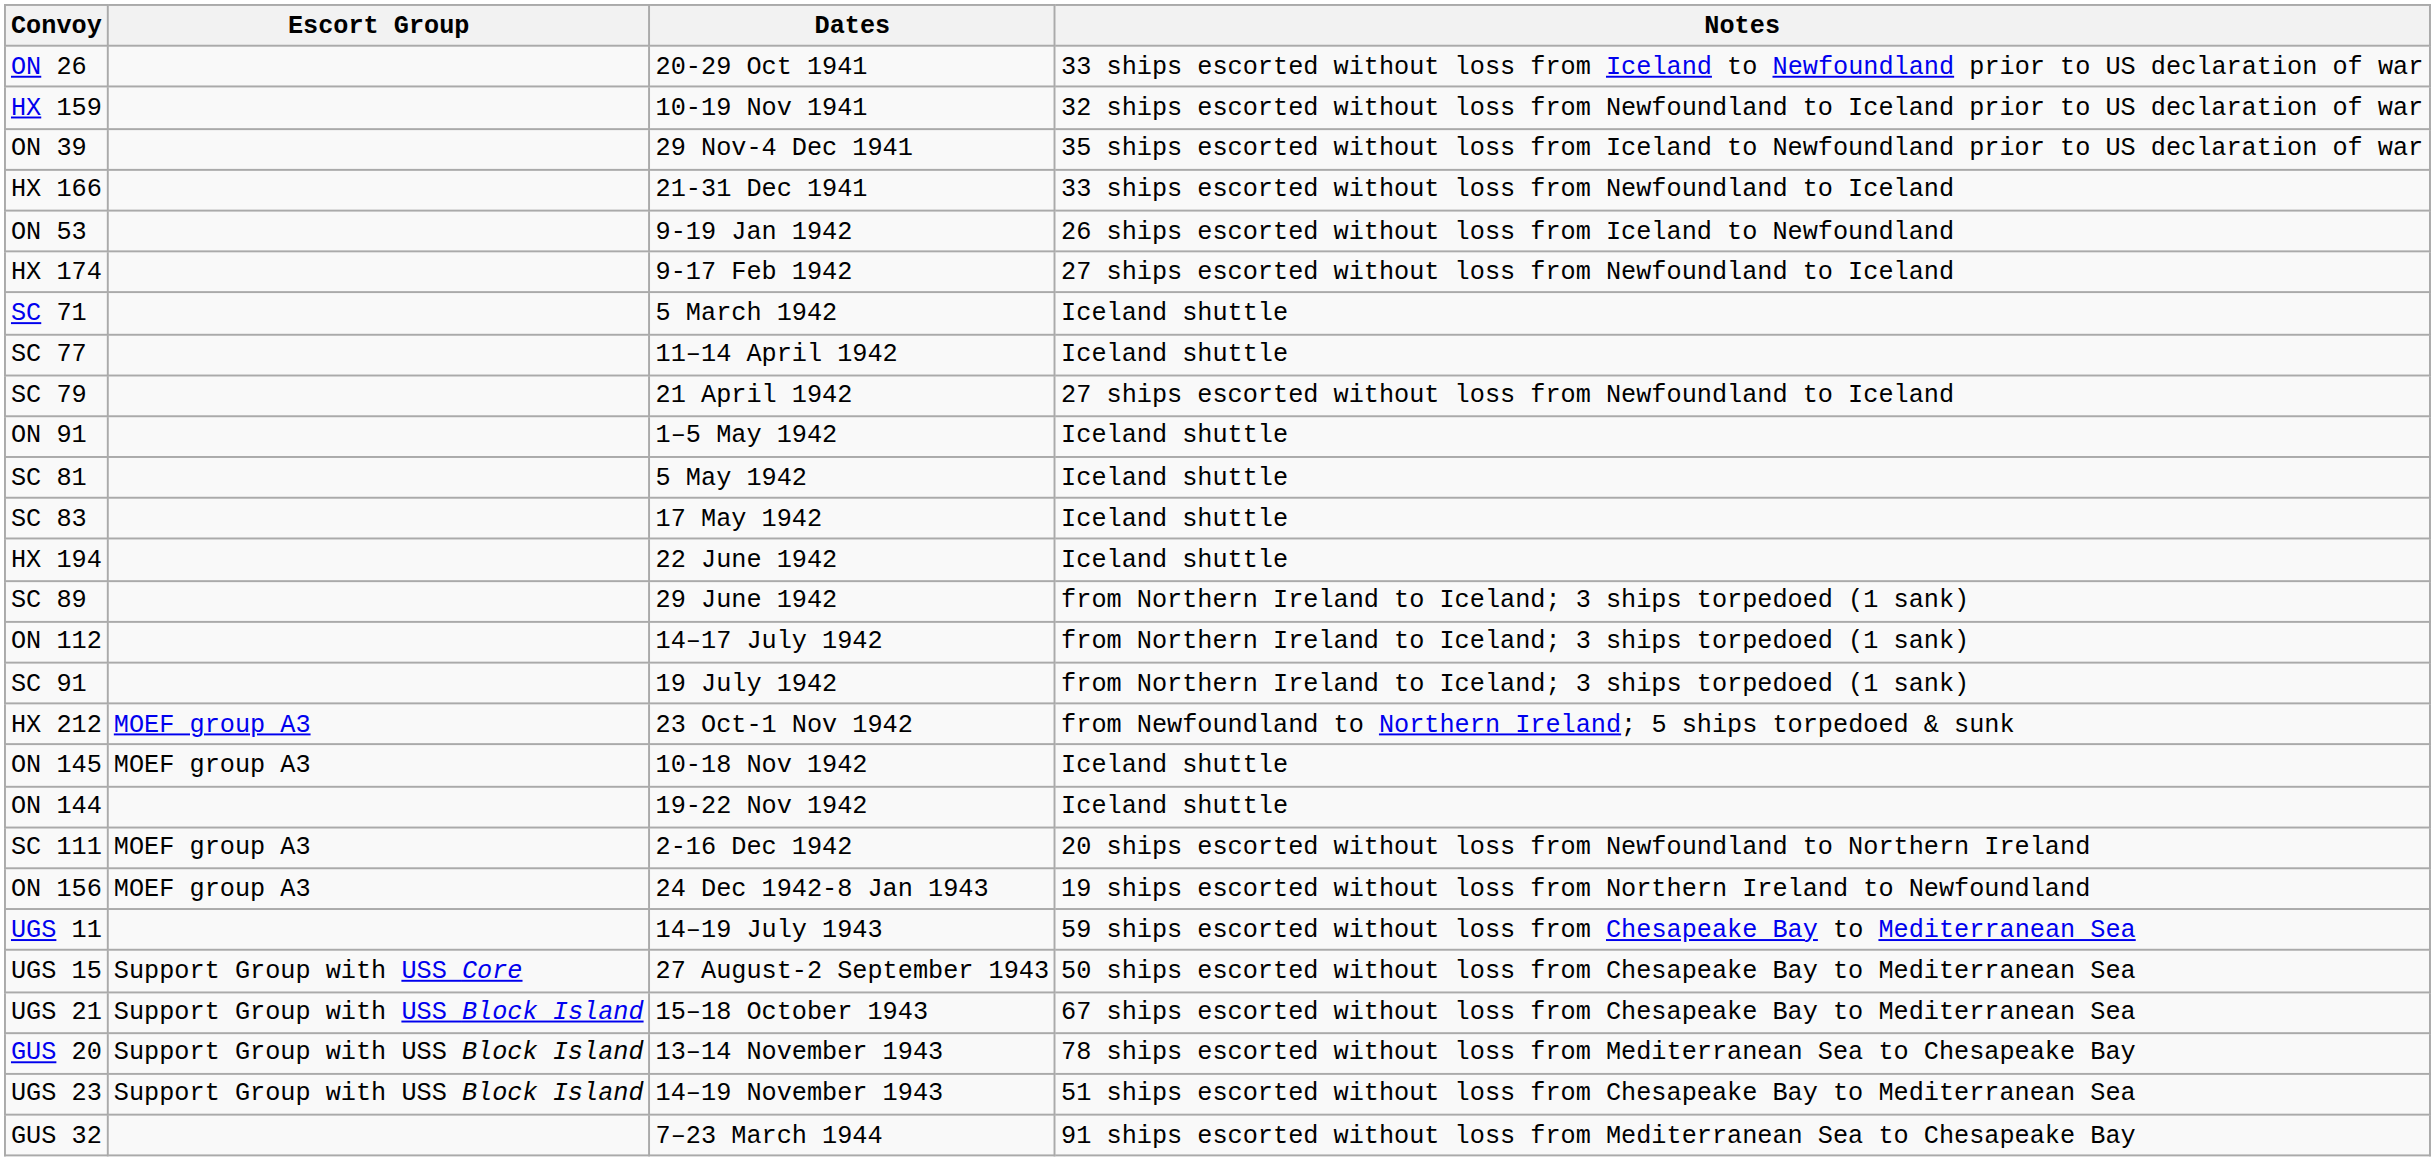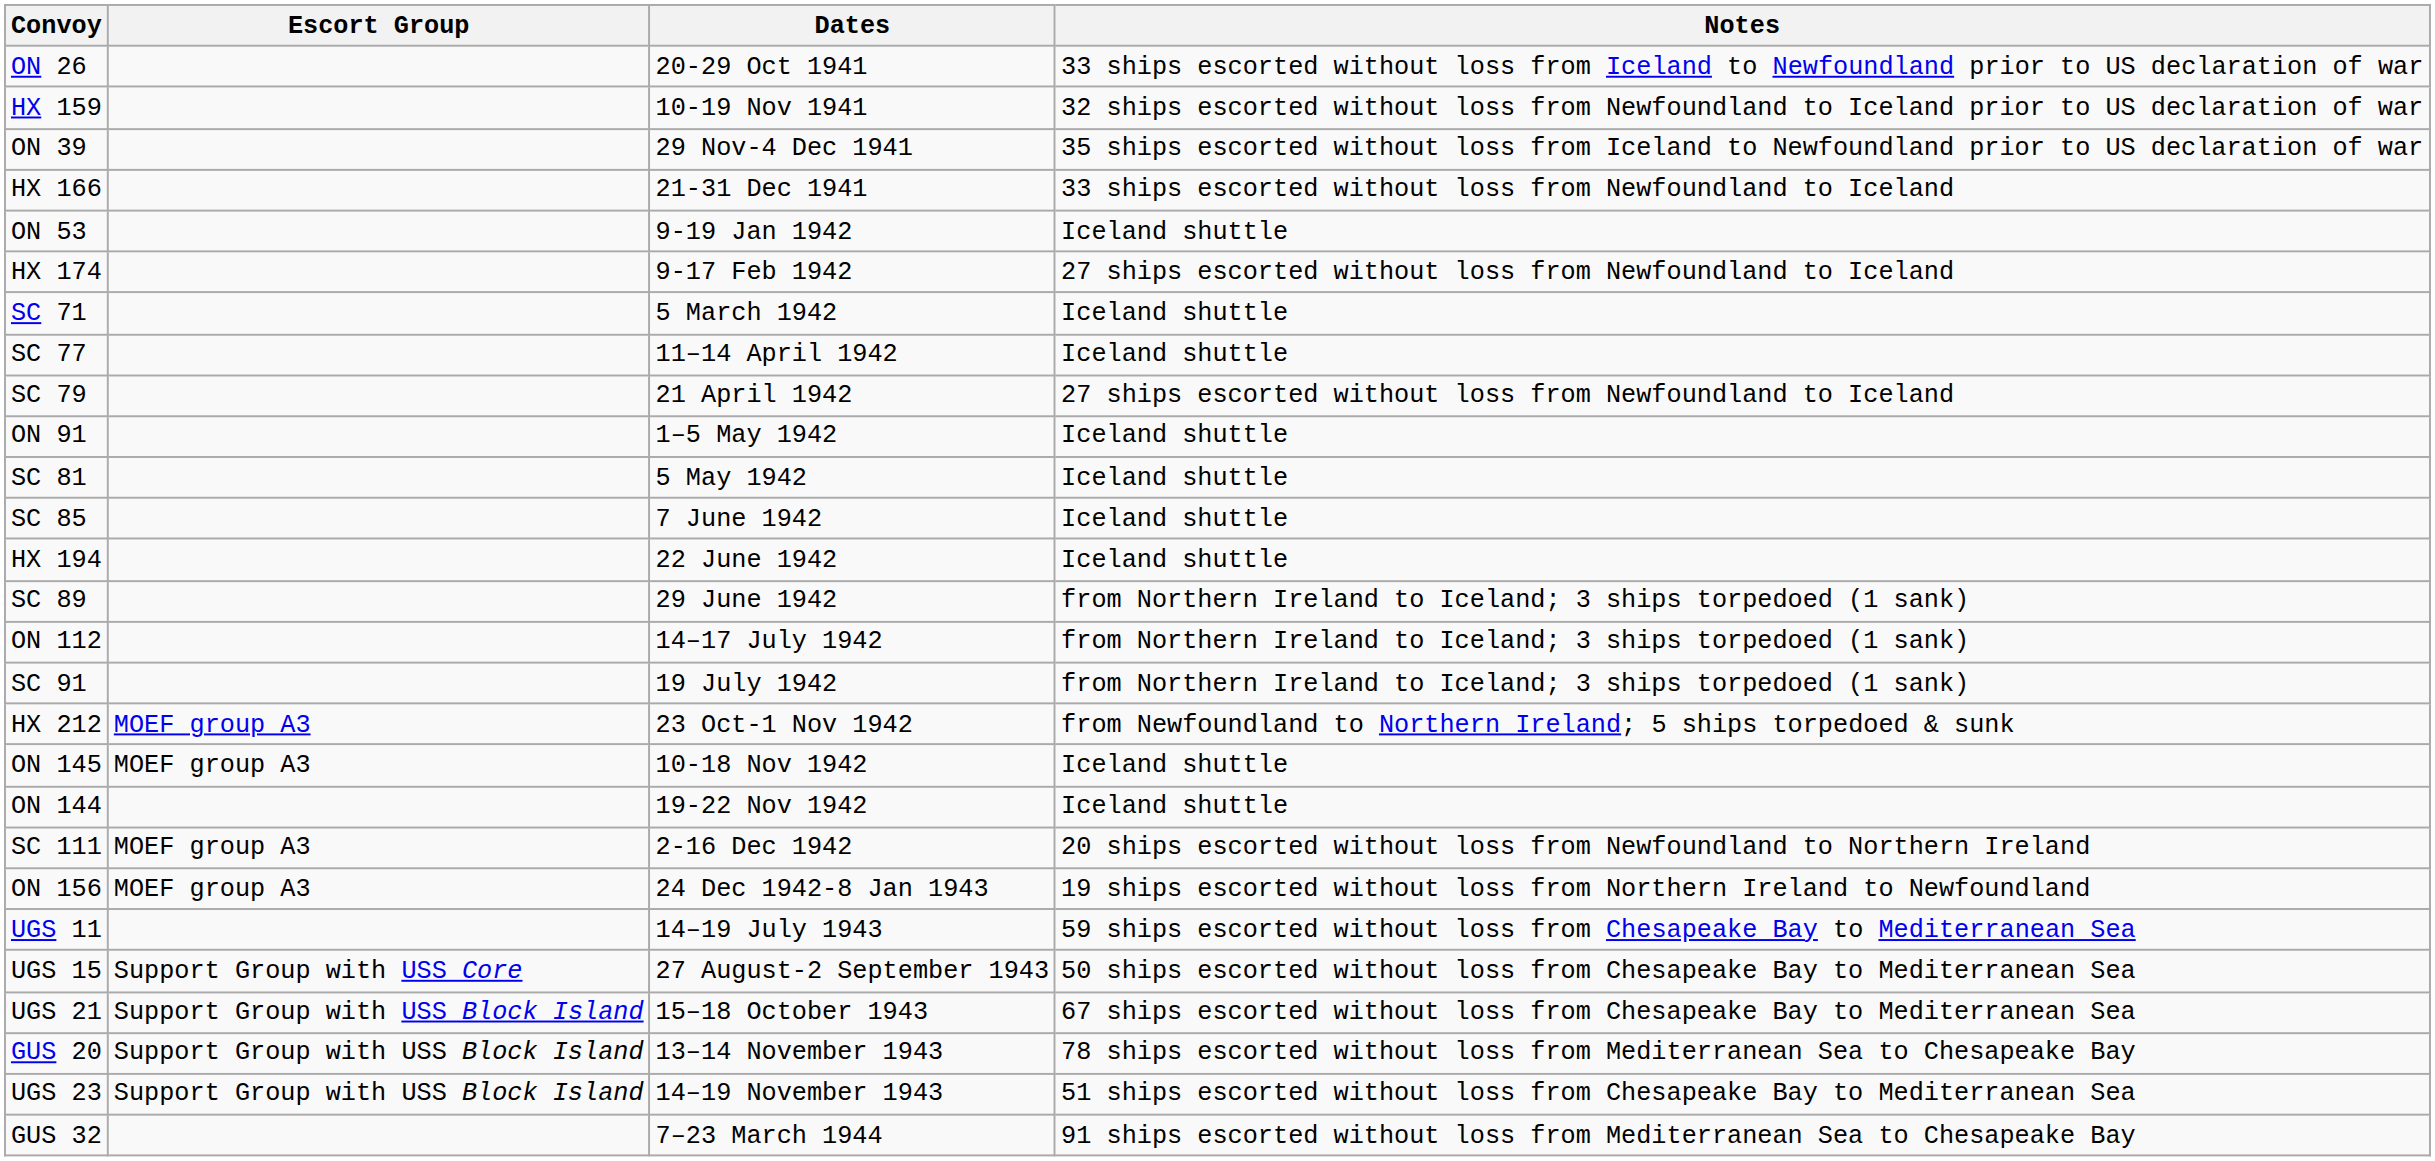(1508, 231) 26 ships escorted without loss from Iceland to Newfoundland -> (1175, 231) Iceland shuttle
- row: (49, 519)
+ row: (49, 519)
